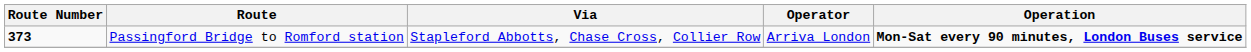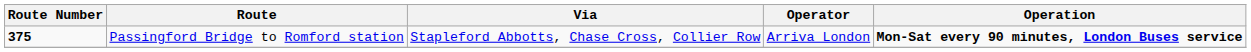(20, 37) 373 -> (20, 37) 375
